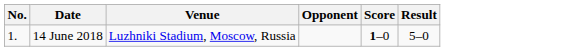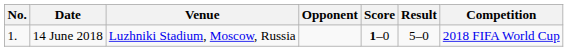+ column: (501, 14)
